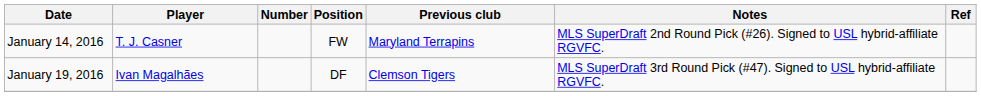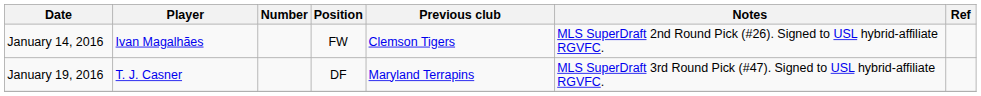(149, 41) T. J. Casner -> (160, 41) Ivan Magalhães
(421, 41) Maryland Terrapins -> (412, 41) Clemson Tigers
(160, 75) Ivan Magalhães -> (149, 75) T. J. Casner
(412, 75) Clemson Tigers -> (421, 75) Maryland Terrapins
